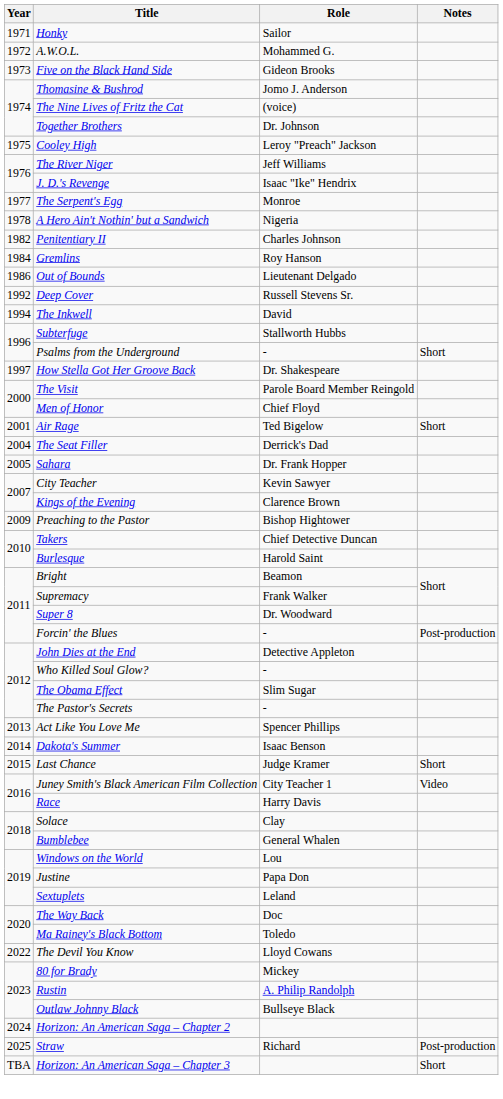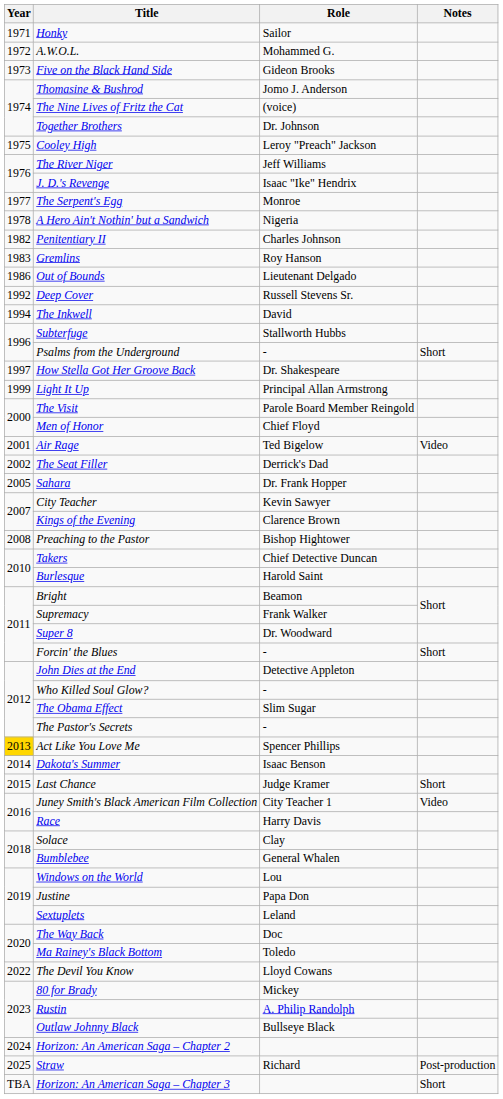(19, 257) 1984 -> (19, 257) 1983
+ row: (63, 389)
(433, 426) Short -> (434, 445) Video
(19, 445) 2004 -> (19, 464) 2002
(19, 520) 2009 -> (19, 539) 2008
(458, 633) Post-production -> (433, 652) Short
(19, 727) no background -> (19, 746) gold background
